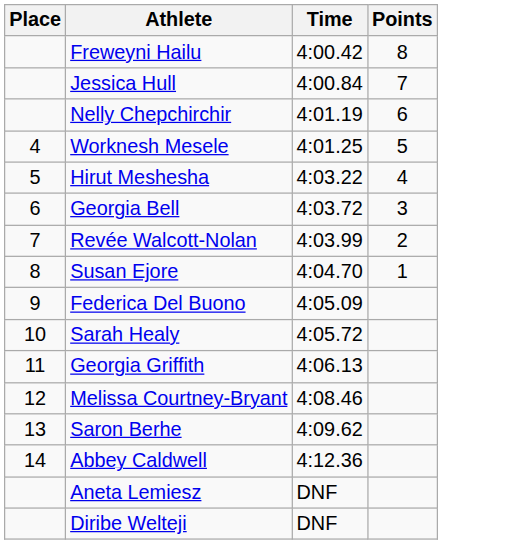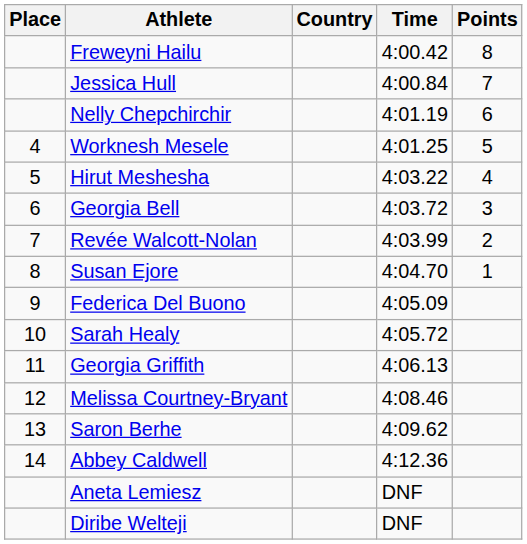+ column: (335, 20)
